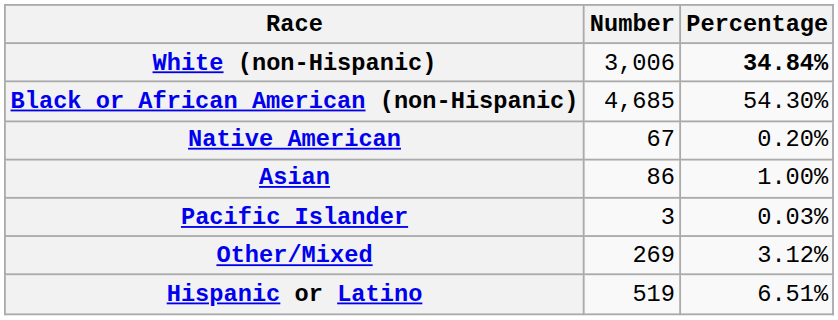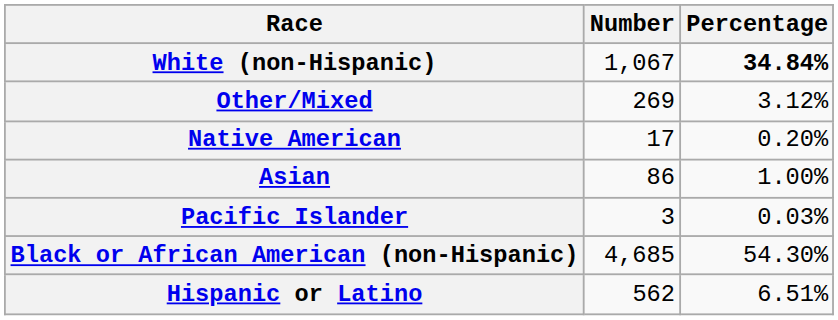(639, 63) 3,006 -> (639, 63) 1,067
rows swapped: (295, 101) <-> (295, 256)
(661, 140) 67 -> (661, 140) 17
(654, 294) 519 -> (654, 294) 562
